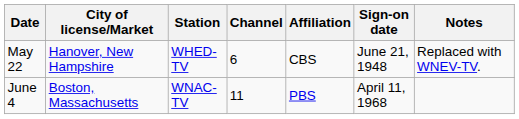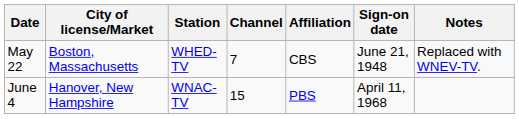(91, 59) Hanover, New Hampshire -> (94, 59) Boston, Massachusetts
(233, 59) 6 -> (233, 59) 7
(94, 95) Boston, Massachusetts -> (91, 95) Hanover, New Hampshire
(237, 95) 11 -> (237, 95) 15
